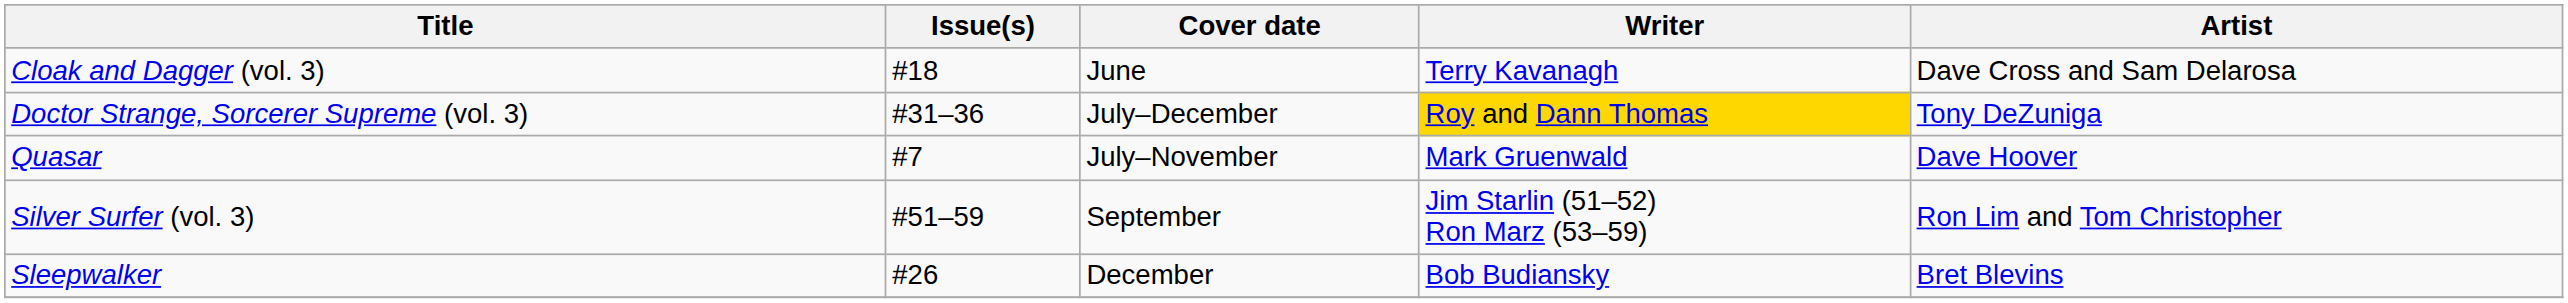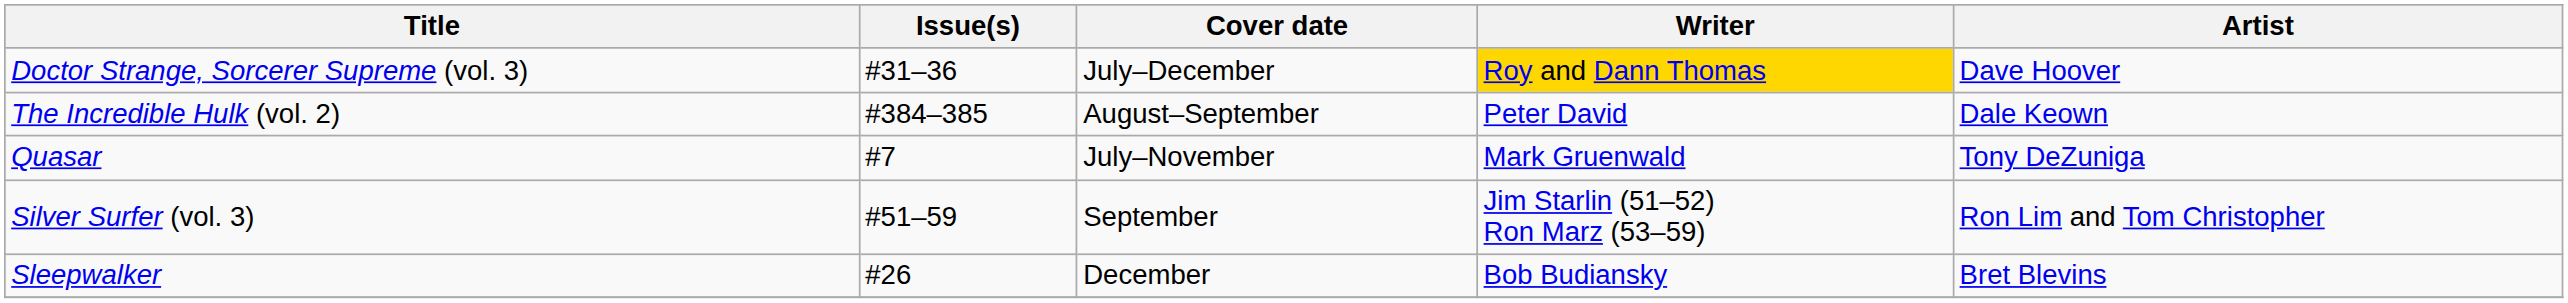- row: (168, 69)
(2009, 113) Tony DeZuniga -> (2040, 69) Dave Hoover
+ row: (176, 113)
(1997, 157) Dave Hoover -> (2052, 157) Tony DeZuniga
